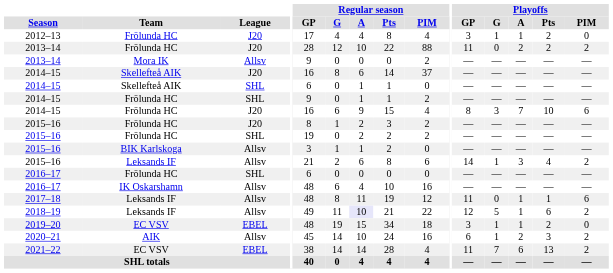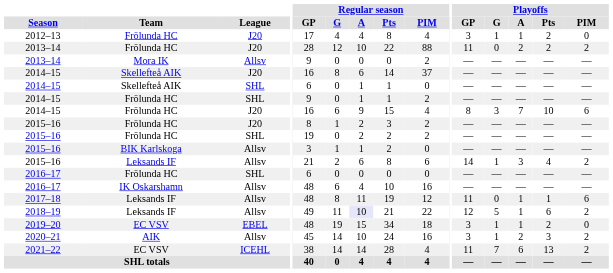(468, 237) 6 -> (468, 237) 3
(255, 249) EBEL -> (255, 249) ICEHL
